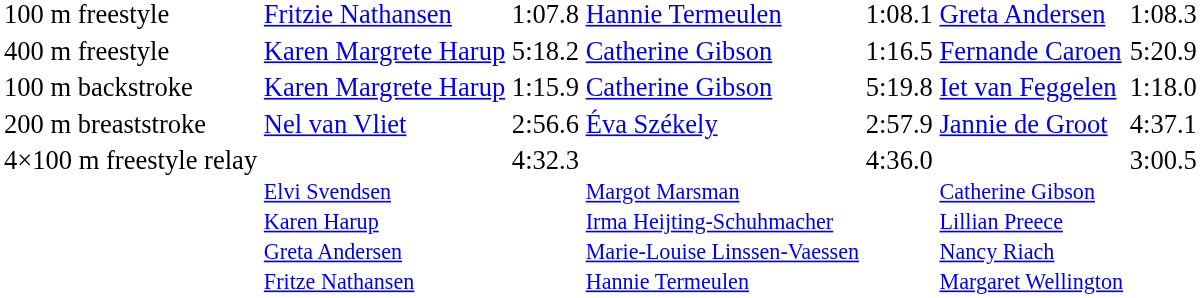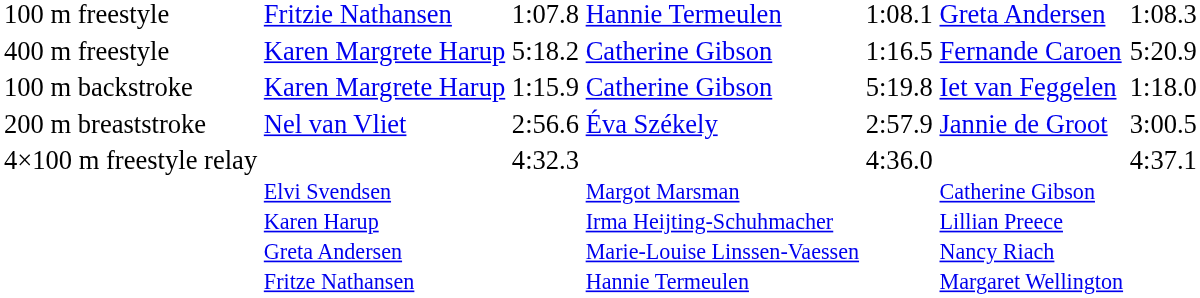(1163, 124) 4:37.1 -> (1163, 124) 3:00.5
(1163, 160) 3:00.5 -> (1163, 160) 4:37.1
